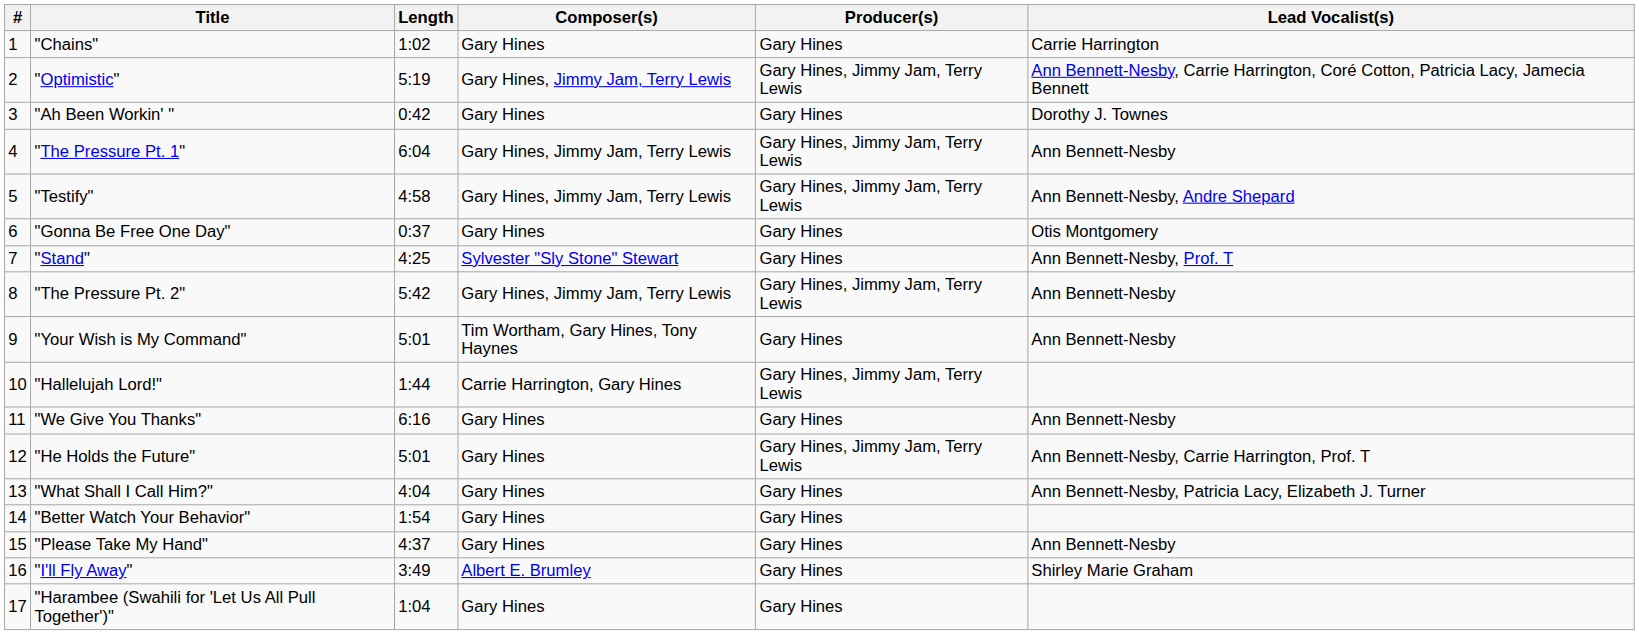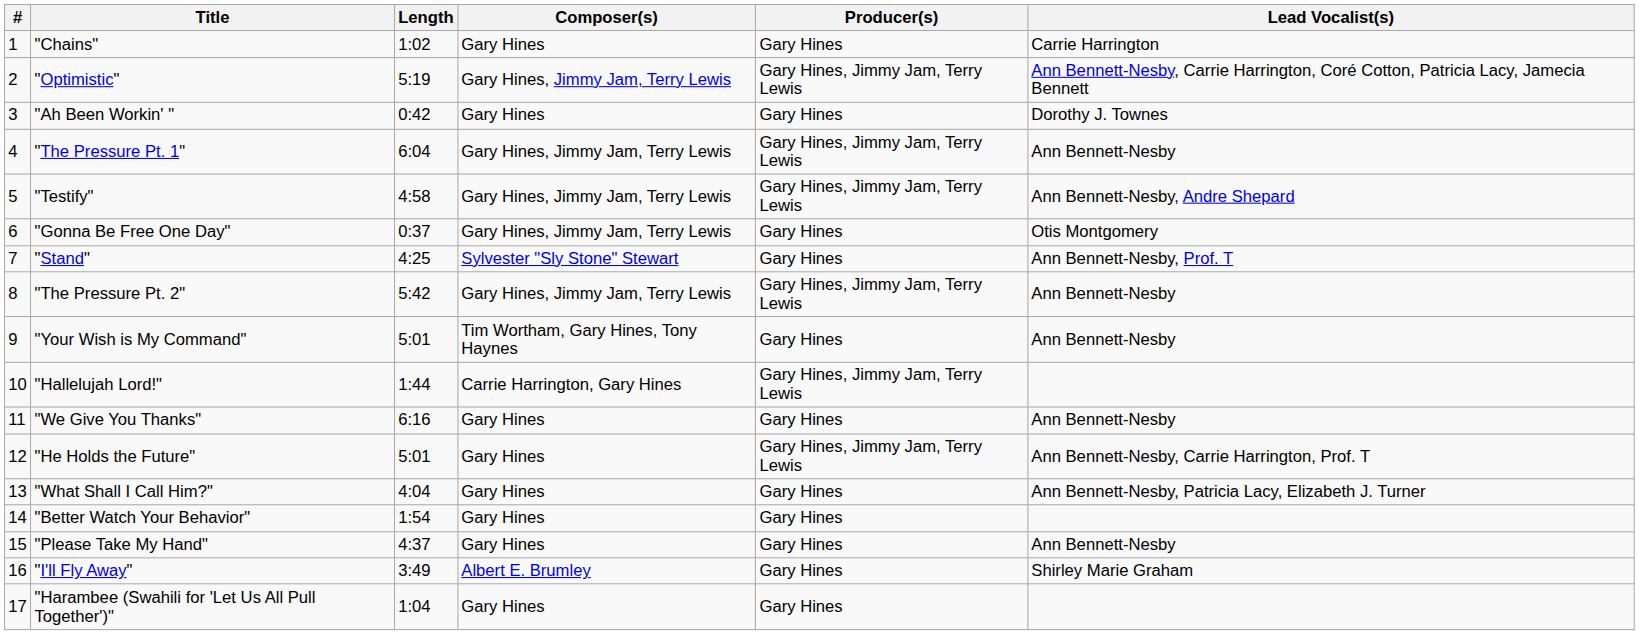(503, 232) Gary Hines -> (596, 232) Gary Hines, Jimmy Jam, Terry Lewis
